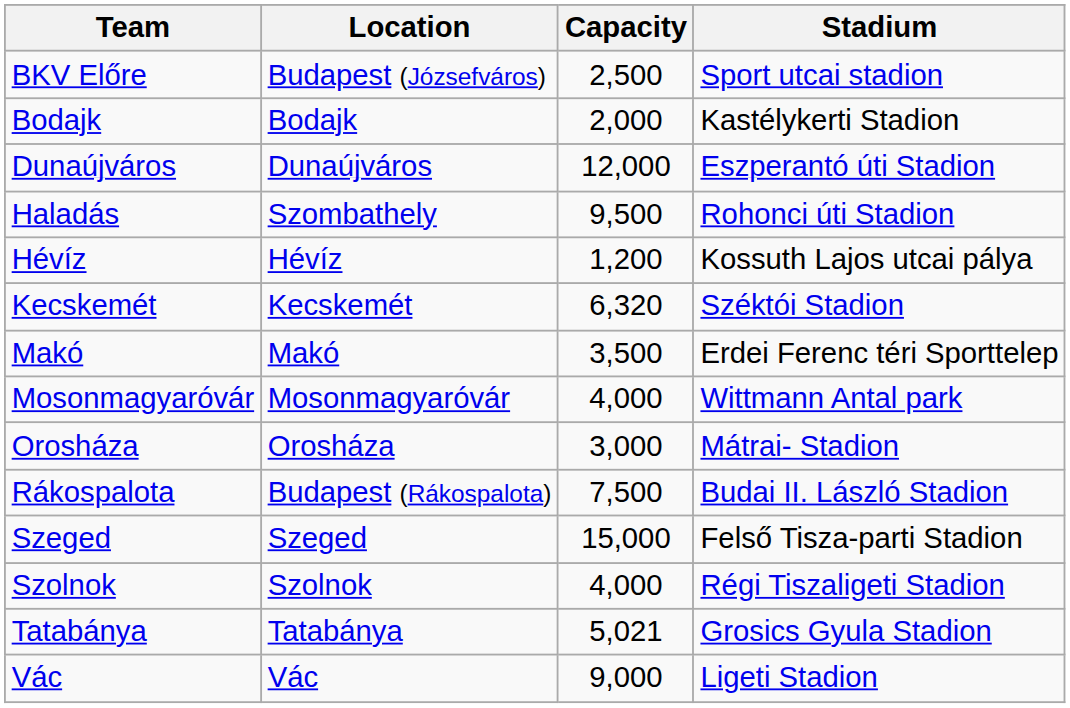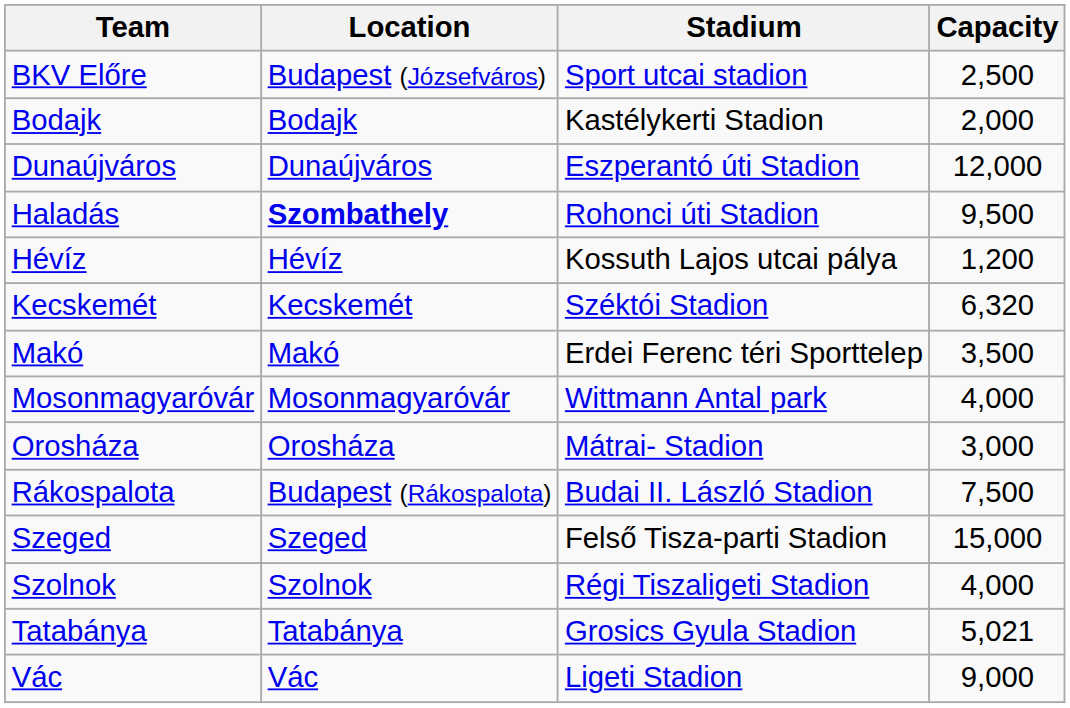columns swapped: (879, 27) <-> (626, 27)
(352, 213) normal -> (358, 213) bold
